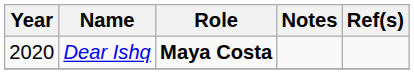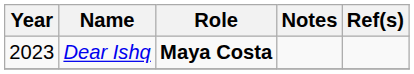(32, 52) 2020 -> (32, 52) 2023
